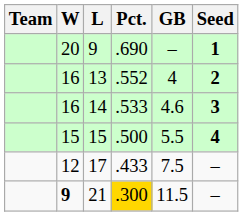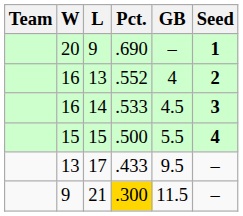(172, 107) 4.6 -> (172, 107) 4.5
(70, 166) 12 -> (70, 166) 13
(172, 166) 7.5 -> (172, 166) 9.5
(66, 195) bold -> (66, 195) normal
